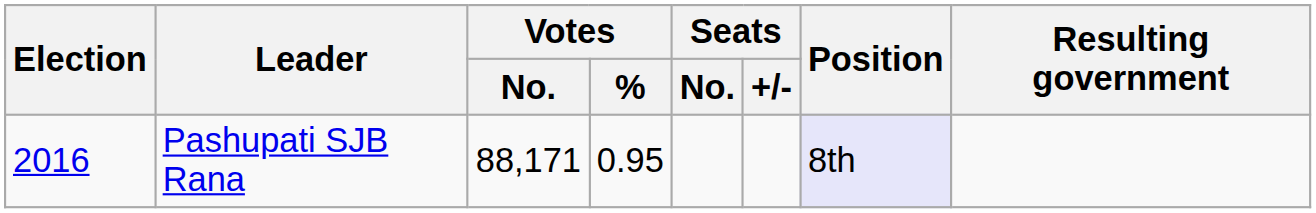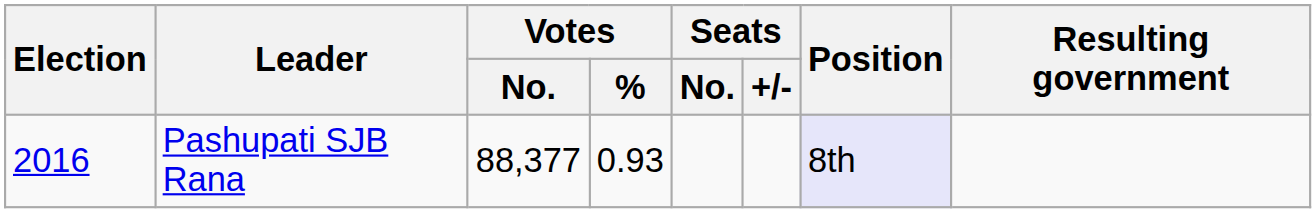(528, 160) 88,171 -> (528, 160) 88,377
(630, 160) 0.95 -> (630, 160) 0.93
